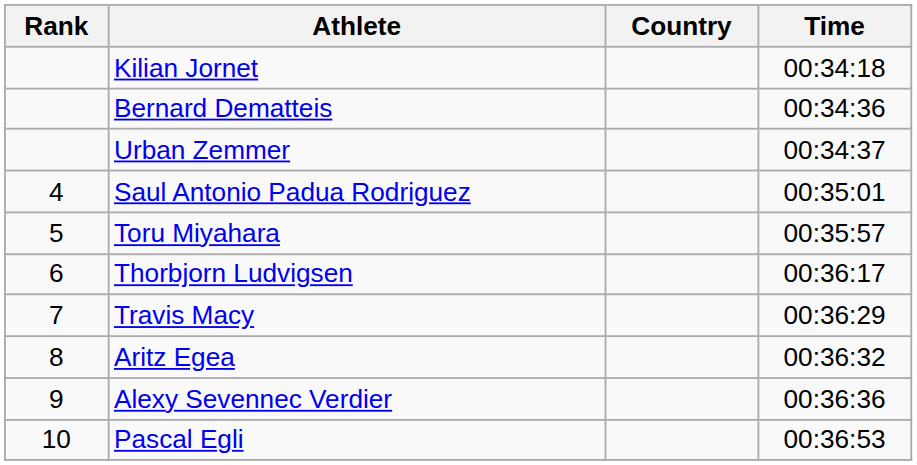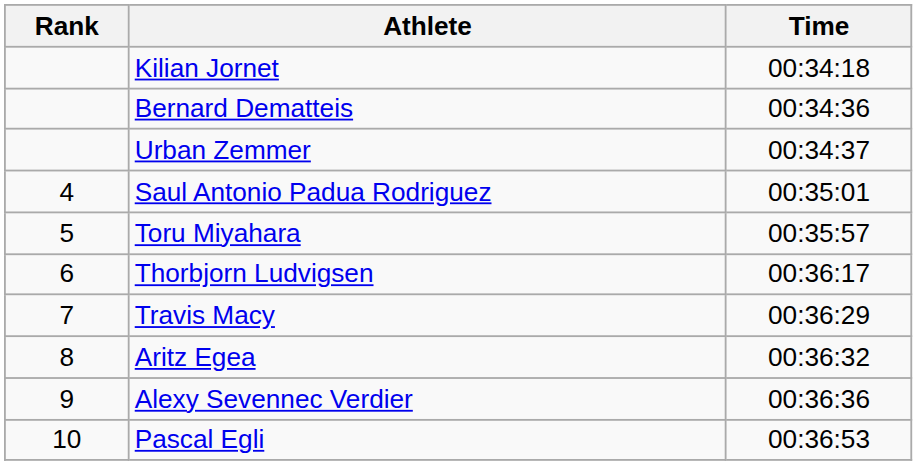- column: (681, 26)
